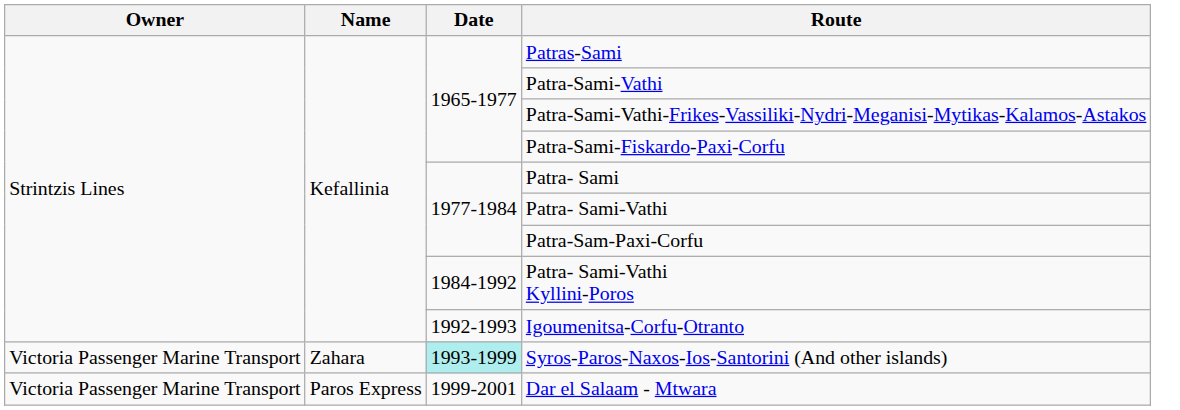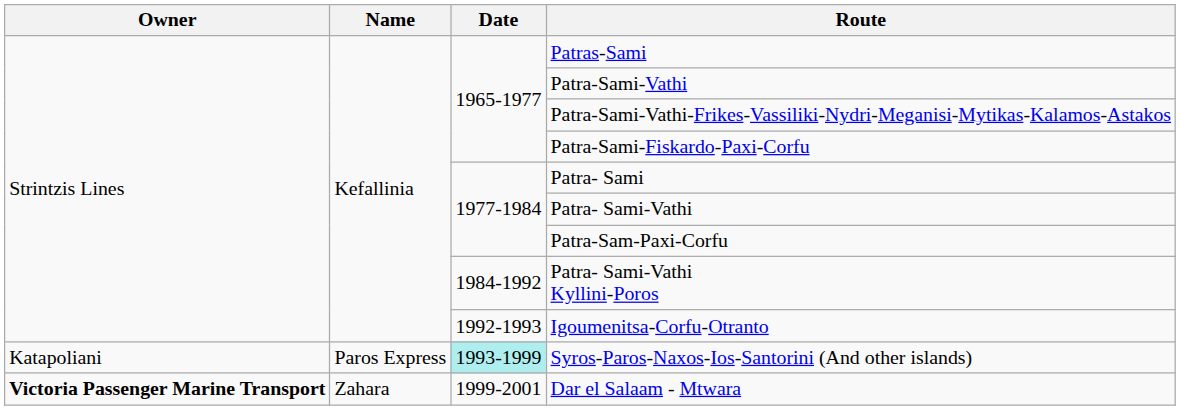(155, 357) Victoria Passenger Marine Transport -> (55, 357) Katapoliani
(337, 357) Zahara -> (390, 357) Paros Express
(155, 388) normal -> (167, 388) bold
(366, 388) Paros Express -> (362, 388) Zahara
